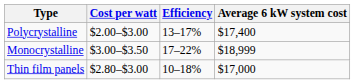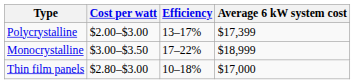(237, 32) $17,400 -> (237, 32) $17,399
